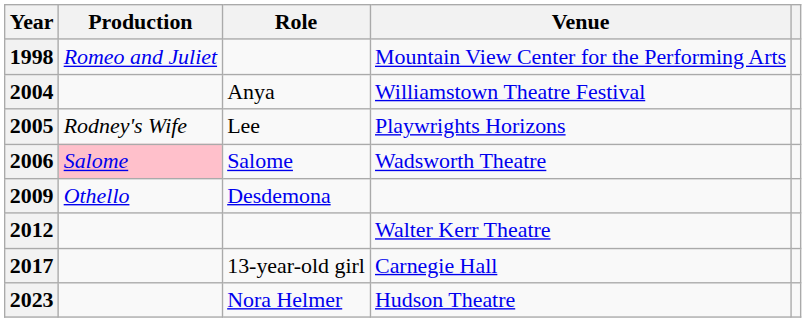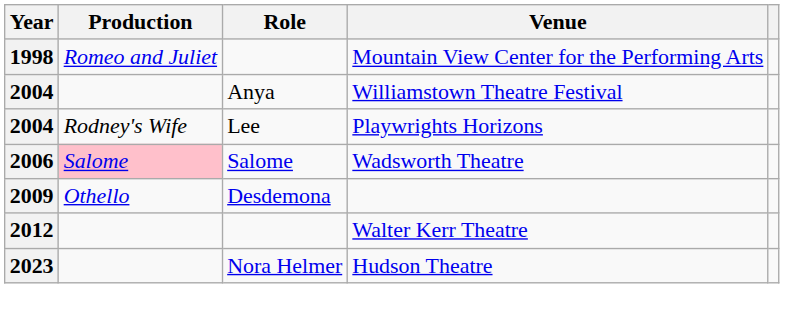(32, 126) 2005 -> (32, 126) 2004
- row: (436, 265)
